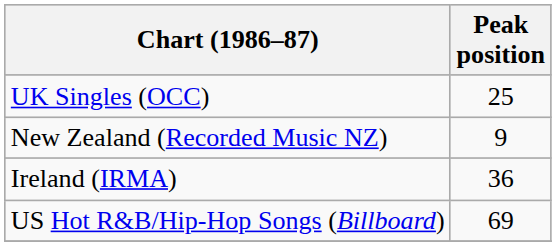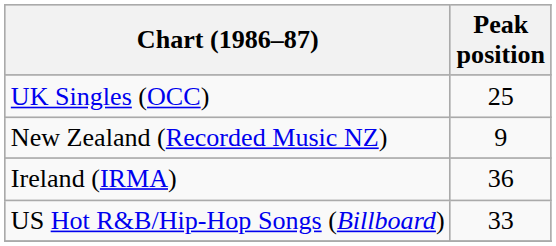(501, 219) 69 -> (501, 219) 33
